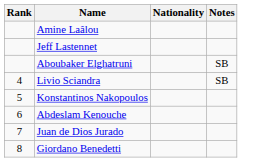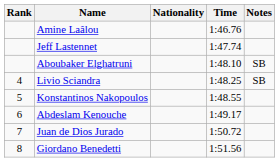+ column: (225, 13)
